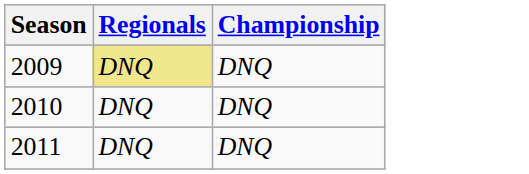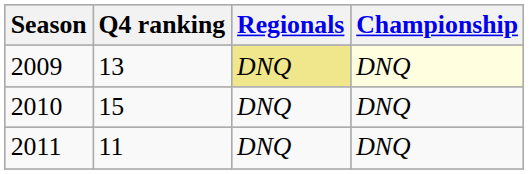+ column: (162, 24)
(245, 65) no background -> (383, 65) lightyellow background
